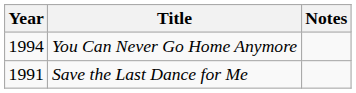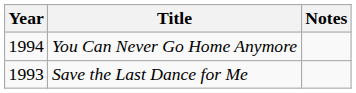(26, 74) 1991 -> (26, 74) 1993
